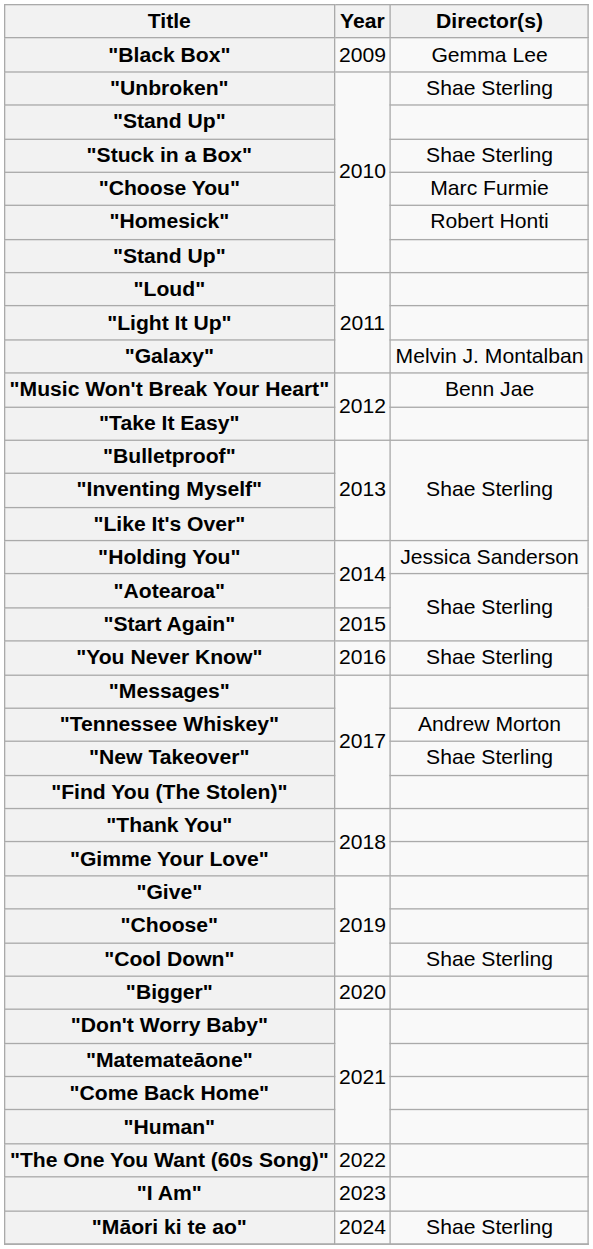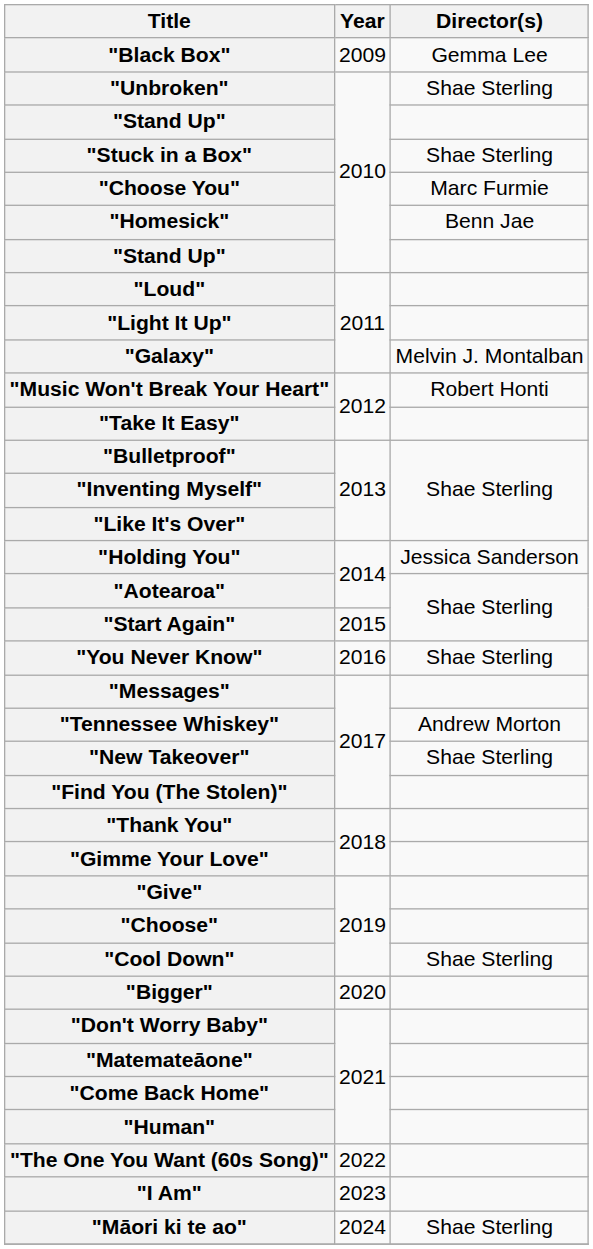(490, 222) Robert Honti -> (490, 222) Benn Jae
(490, 389) Benn Jae -> (490, 389) Robert Honti
